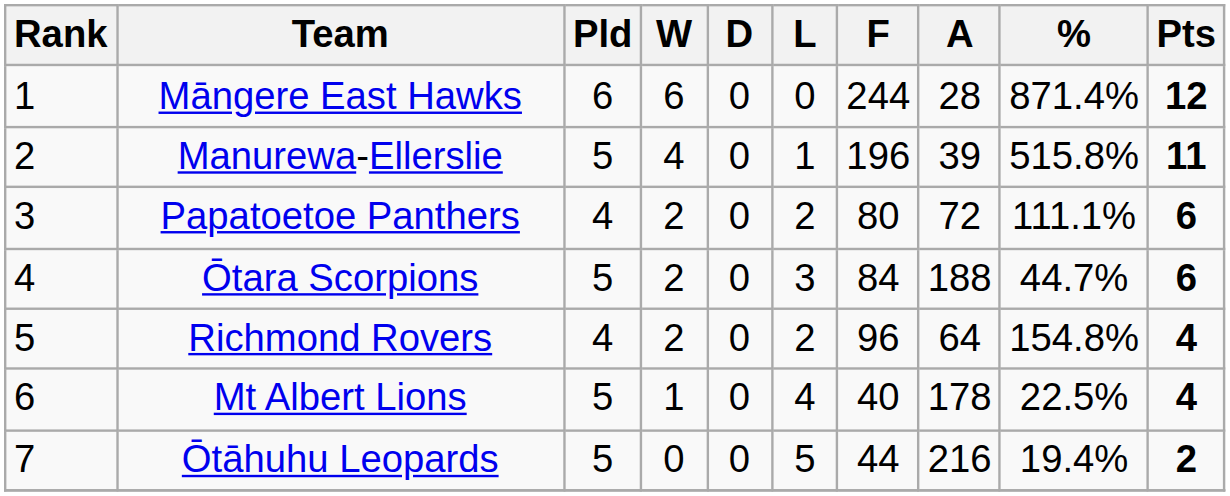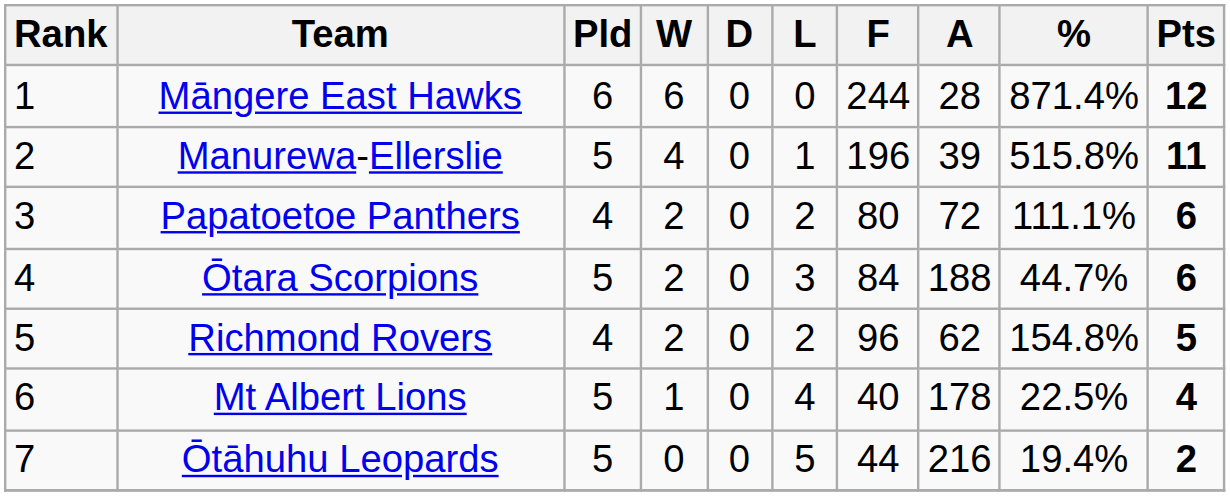(960, 338) 64 -> (960, 338) 62
(1186, 338) 4 -> (1186, 338) 5
